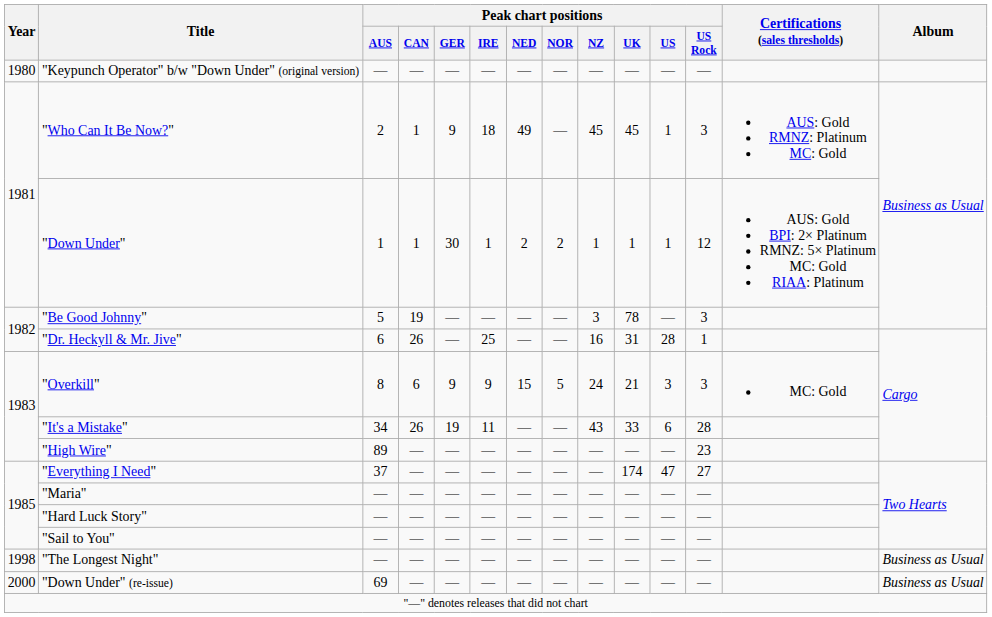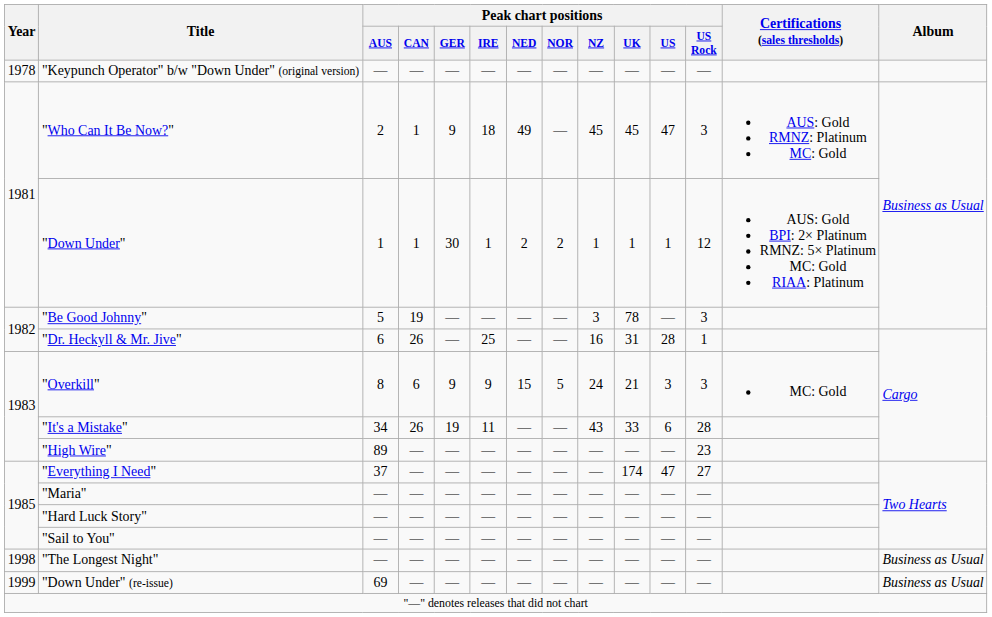(22, 70) 1980 -> (22, 70) 1978
(668, 130) 1 -> (668, 130) 47
(22, 582) 2000 -> (22, 582) 1999
